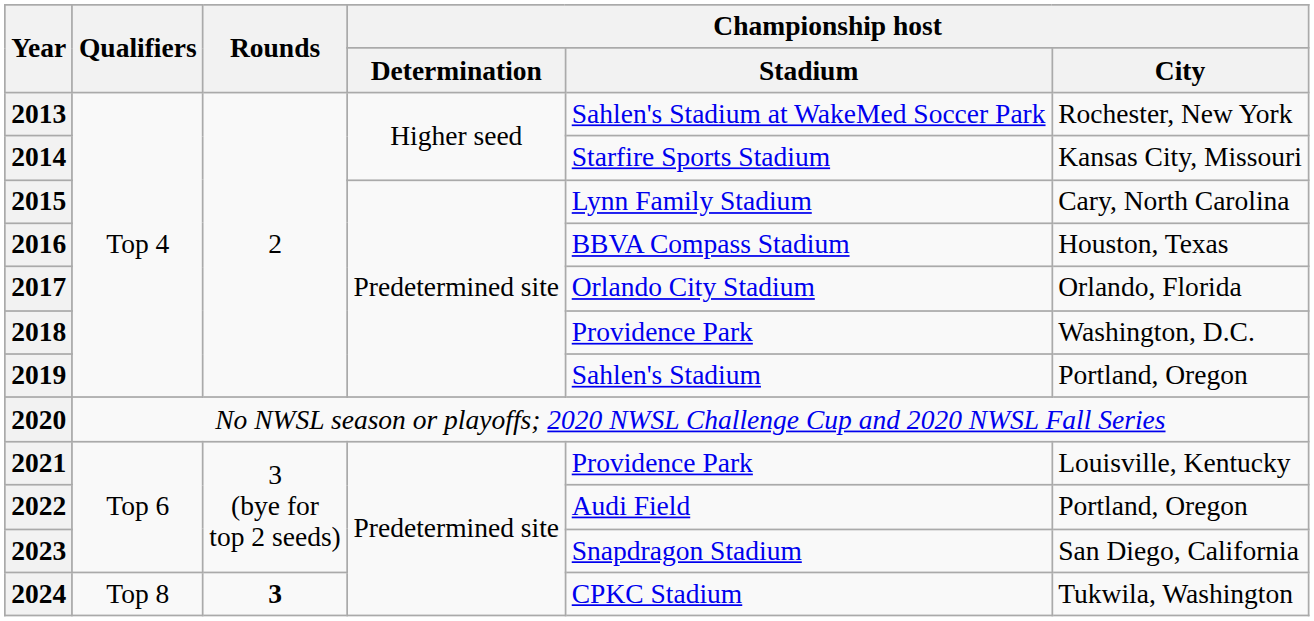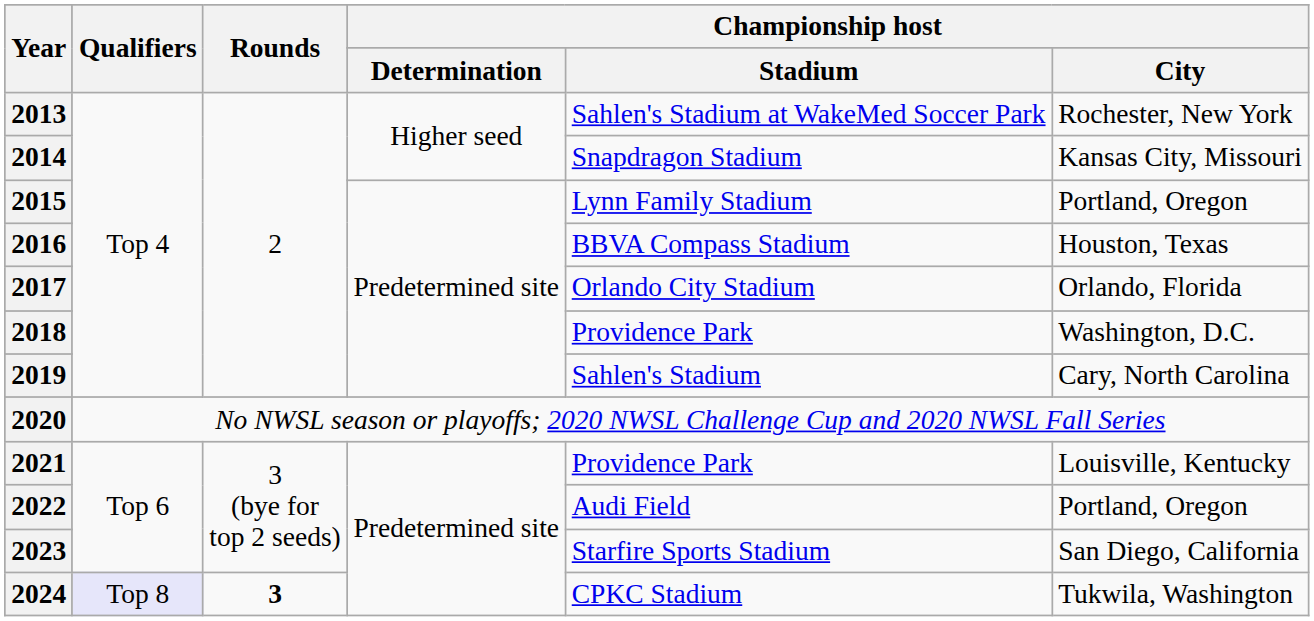(701, 157) Starfire Sports Stadium -> (687, 157) Snapdragon Stadium
(1174, 200) Cary, North Carolina -> (1153, 200) Portland, Oregon
(1153, 375) Portland, Oregon -> (1174, 375) Cary, North Carolina
(687, 550) Snapdragon Stadium -> (701, 550) Starfire Sports Stadium
(138, 593) no background -> (138, 593) lavender background
